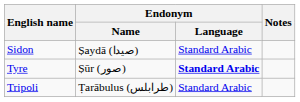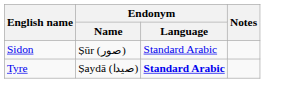(108, 50) Ṣaydā (صيدا) -> (102, 50) Ṣūr (صور)
(102, 68) Ṣūr (صور) -> (108, 68) Ṣaydā (صيدا)
- row: (23, 87)
